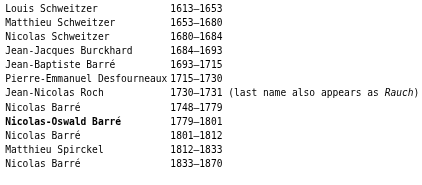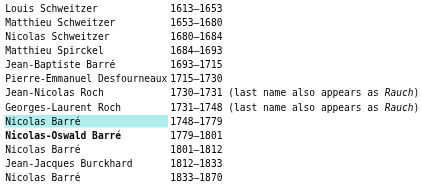(69, 51) Jean-Jacques Burckhard -> (54, 51) Matthieu Spirckel
+ row: (295, 107)
(43, 107) no background -> (43, 121) paleturquoise background
(54, 149) Matthieu Spirckel -> (69, 163) Jean-Jacques Burckhard
